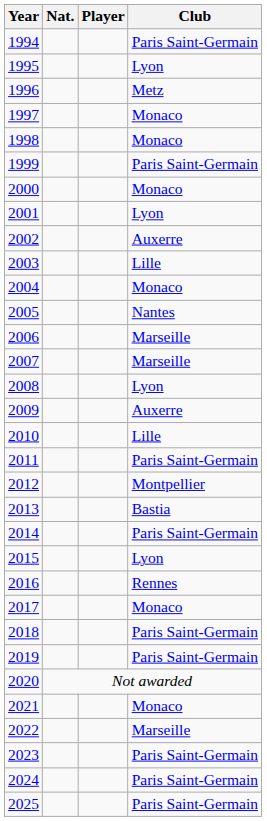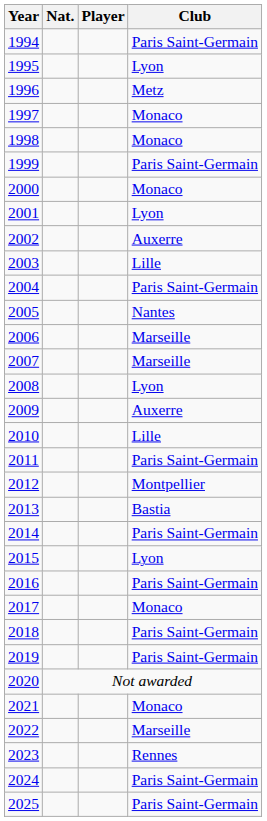(157, 287) Monaco -> (195, 287) Paris Saint-Germain
(155, 582) Rennes -> (195, 582) Paris Saint-Germain
(195, 755) Paris Saint-Germain -> (155, 755) Rennes
